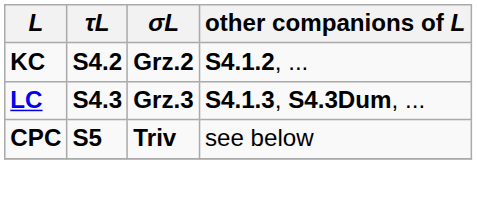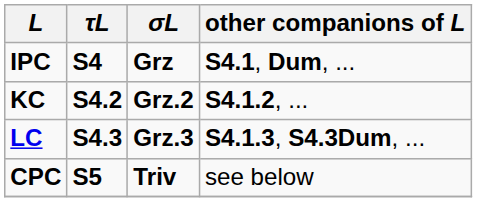+ row: (30, 61)
